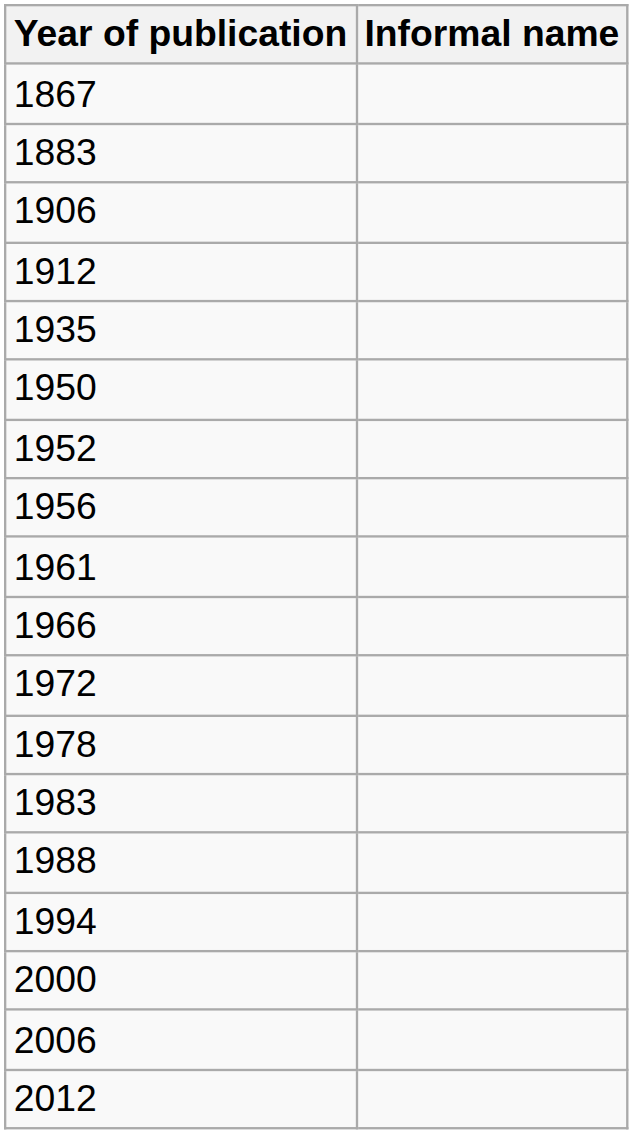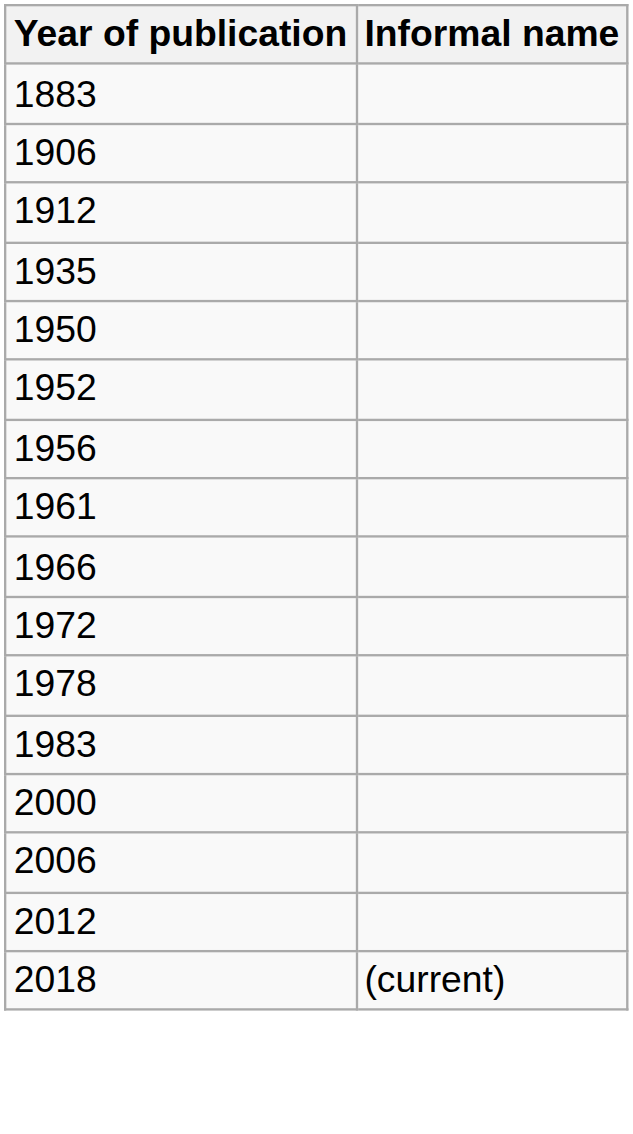- row: (55, 93)
- row: (55, 861)
- row: (55, 920)
+ row: (55, 980)
